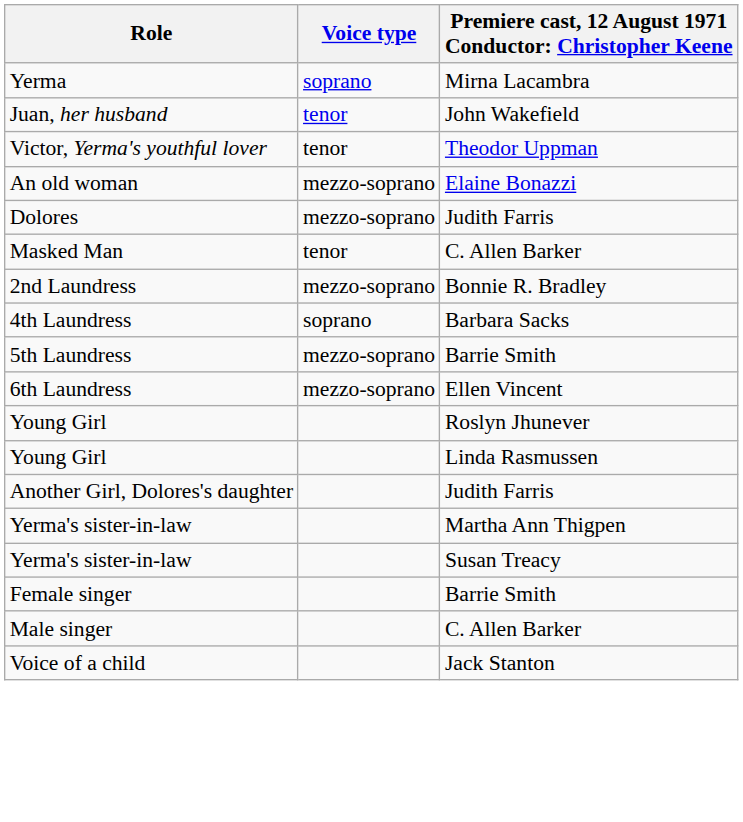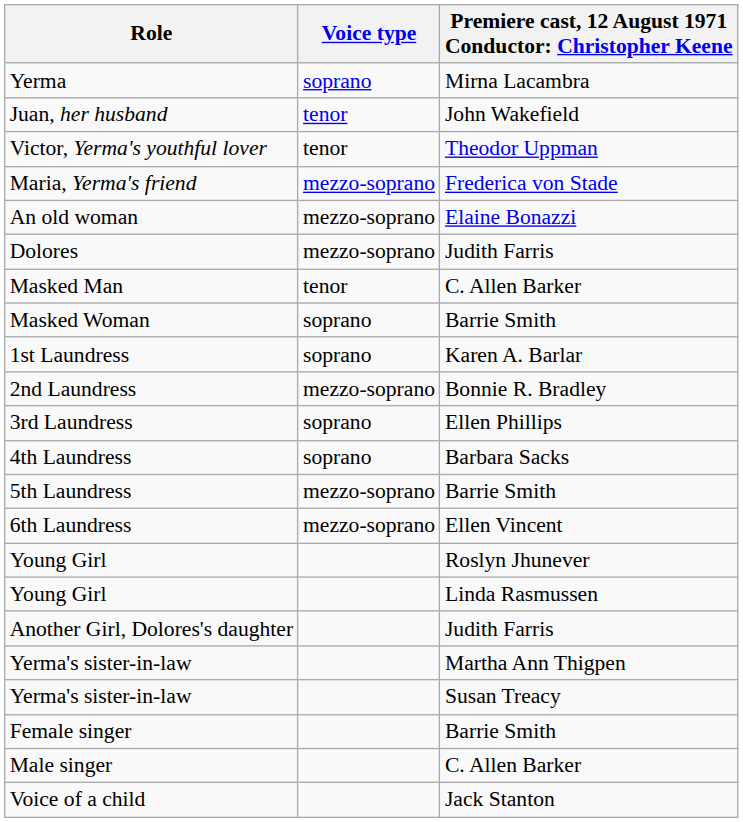+ row: (103, 182)
+ row: (80, 319)
+ row: (69, 354)
+ row: (71, 422)
